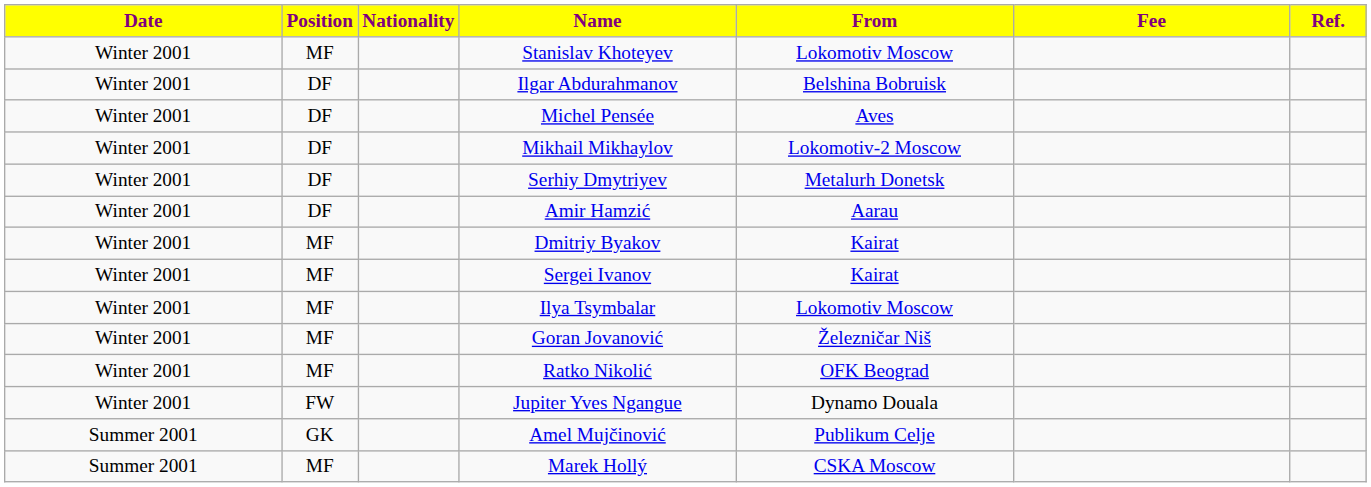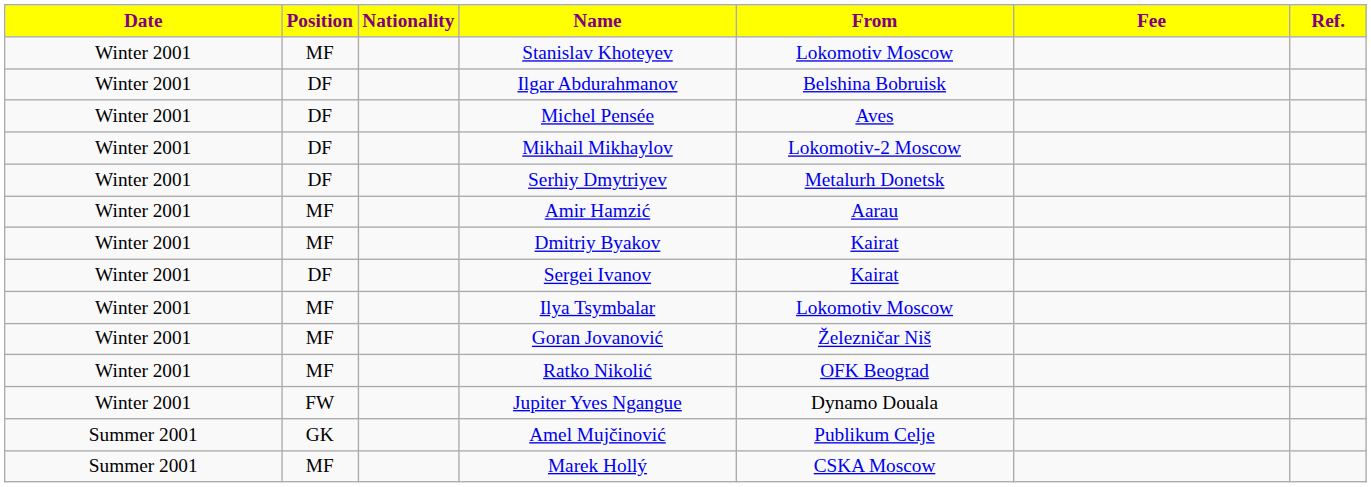(320, 211) DF -> (320, 211) MF
(320, 275) MF -> (320, 275) DF
